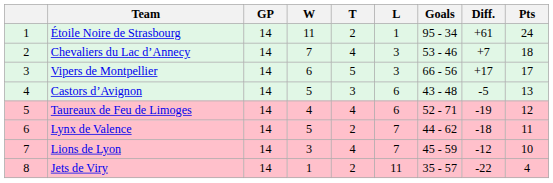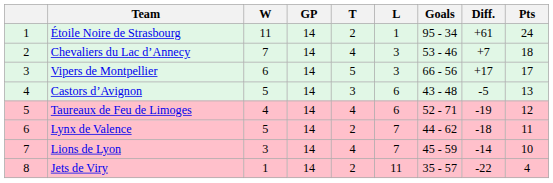columns swapped: (265, 14) <-> (309, 14)
(483, 149) -12 -> (483, 149) -14
